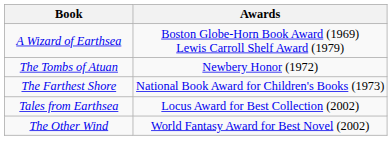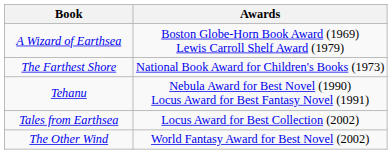- row: (69, 67)
+ row: (69, 93)
